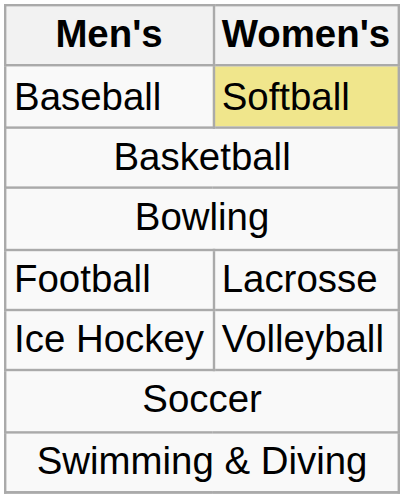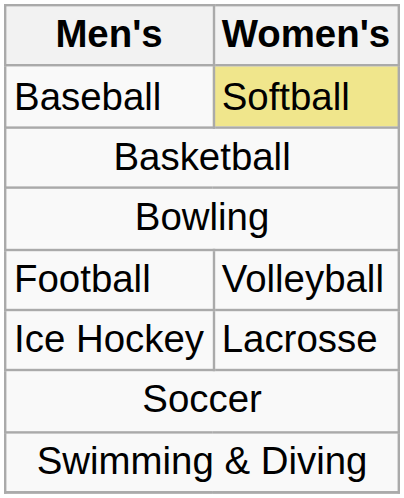(300, 278) Lacrosse -> (303, 278) Volleyball
(303, 339) Volleyball -> (300, 339) Lacrosse
